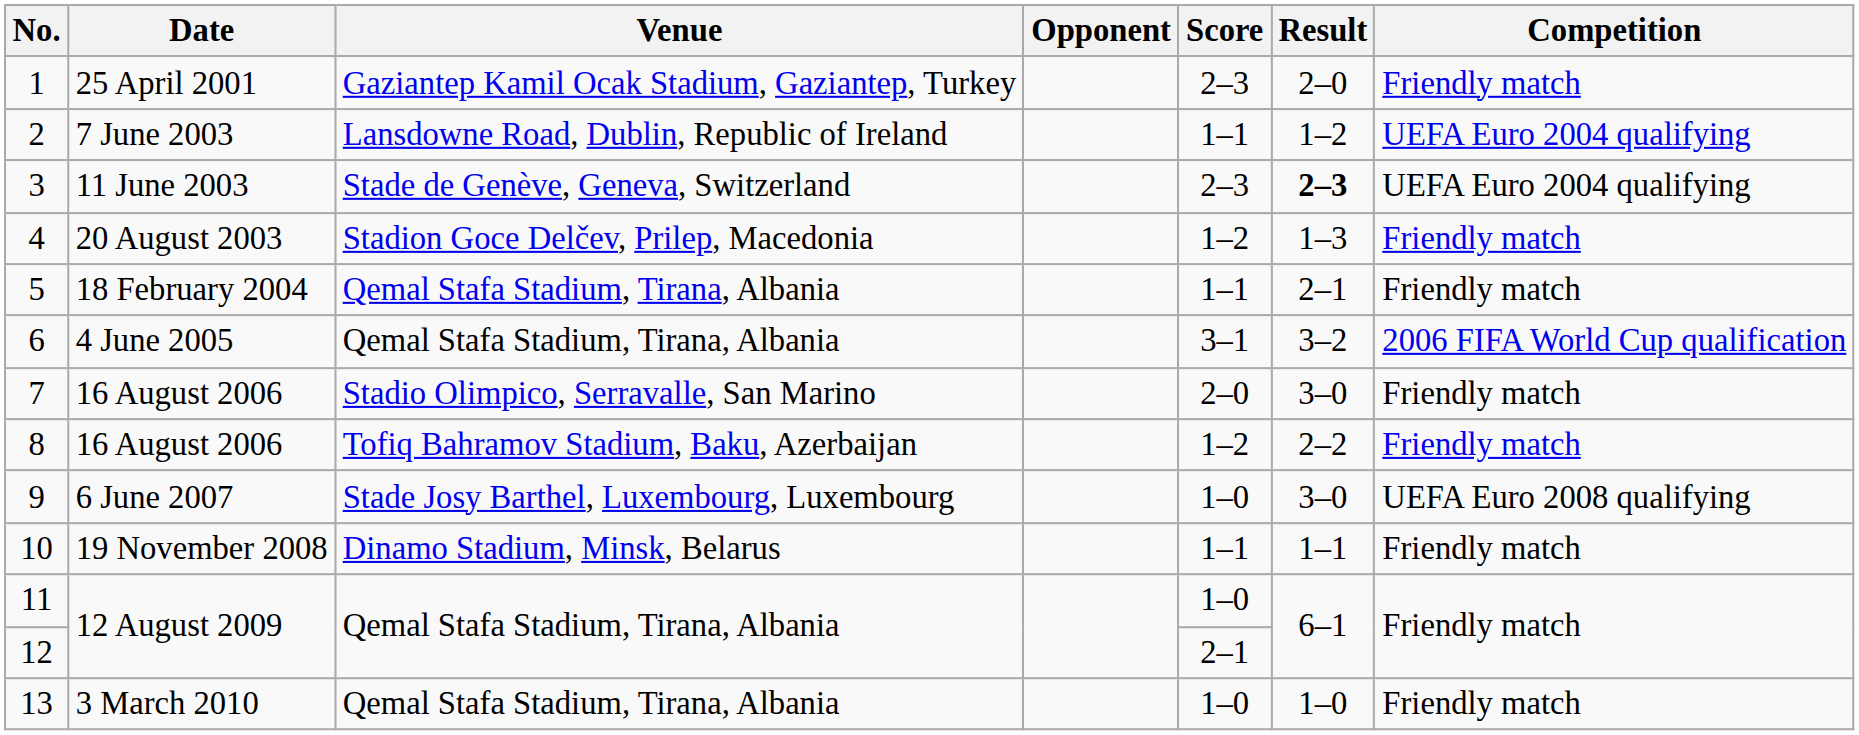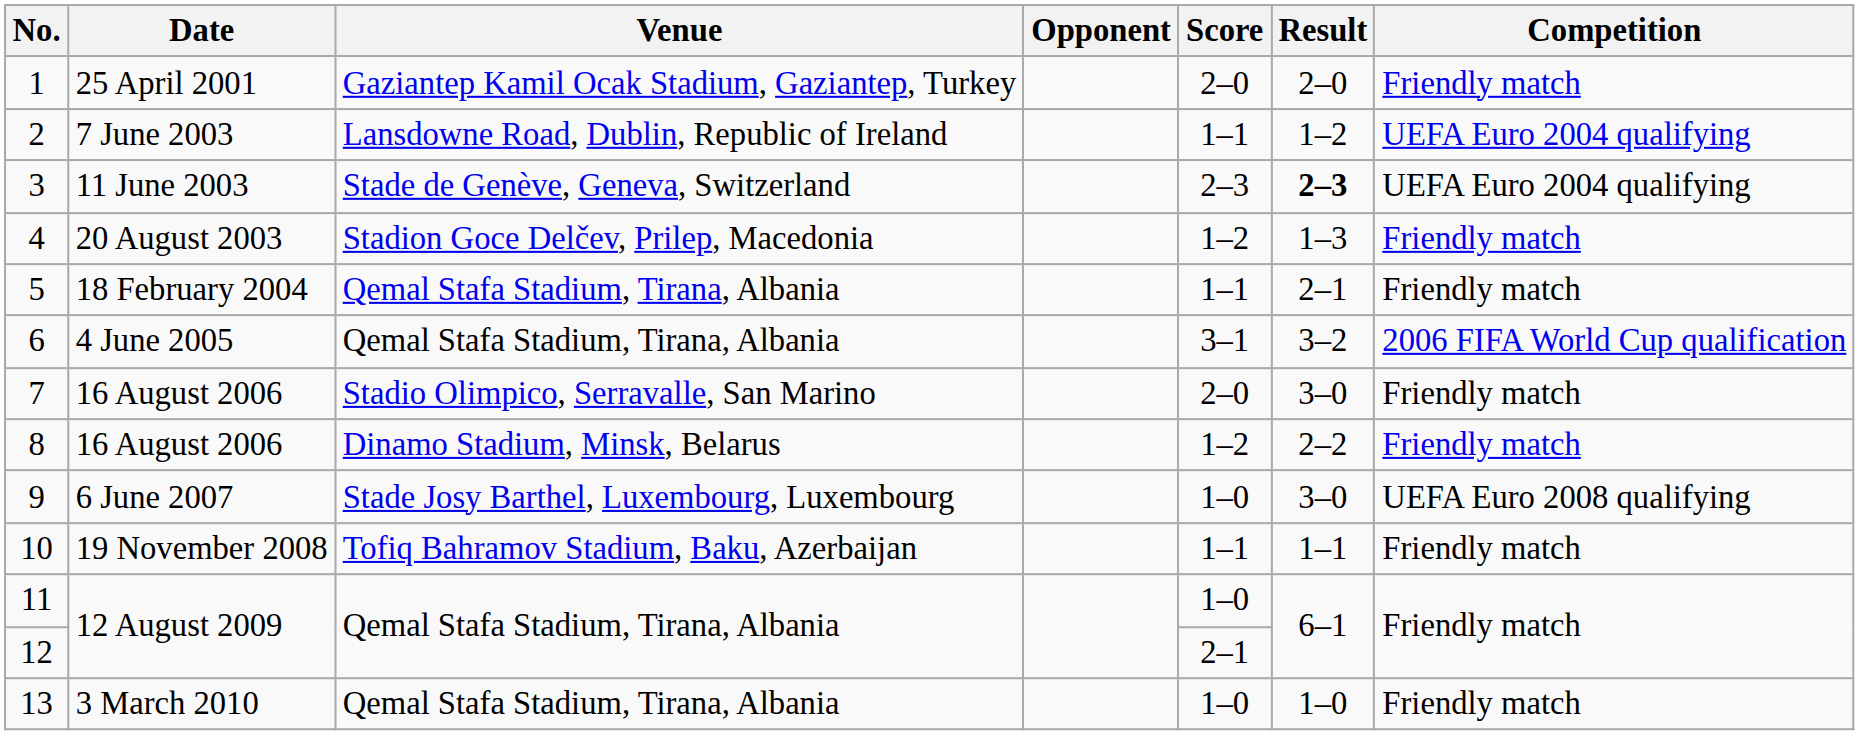(1225, 82) 2–3 -> (1225, 82) 2–0
(630, 444) Tofiq Bahramov Stadium, Baku, Azerbaijan -> (562, 444) Dinamo Stadium, Minsk, Belarus
(562, 548) Dinamo Stadium, Minsk, Belarus -> (630, 548) Tofiq Bahramov Stadium, Baku, Azerbaijan
